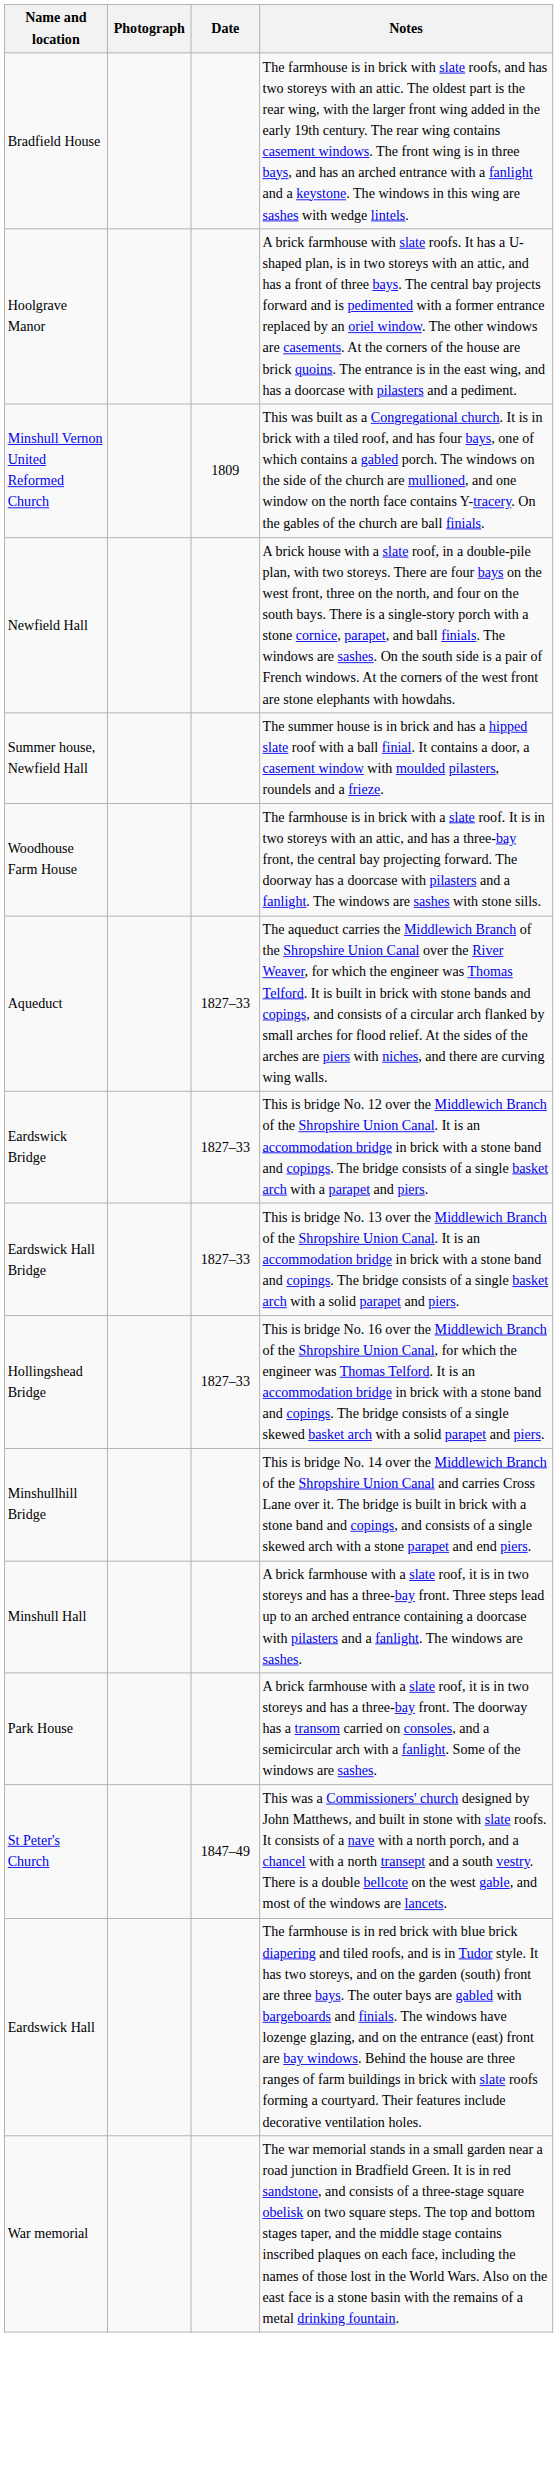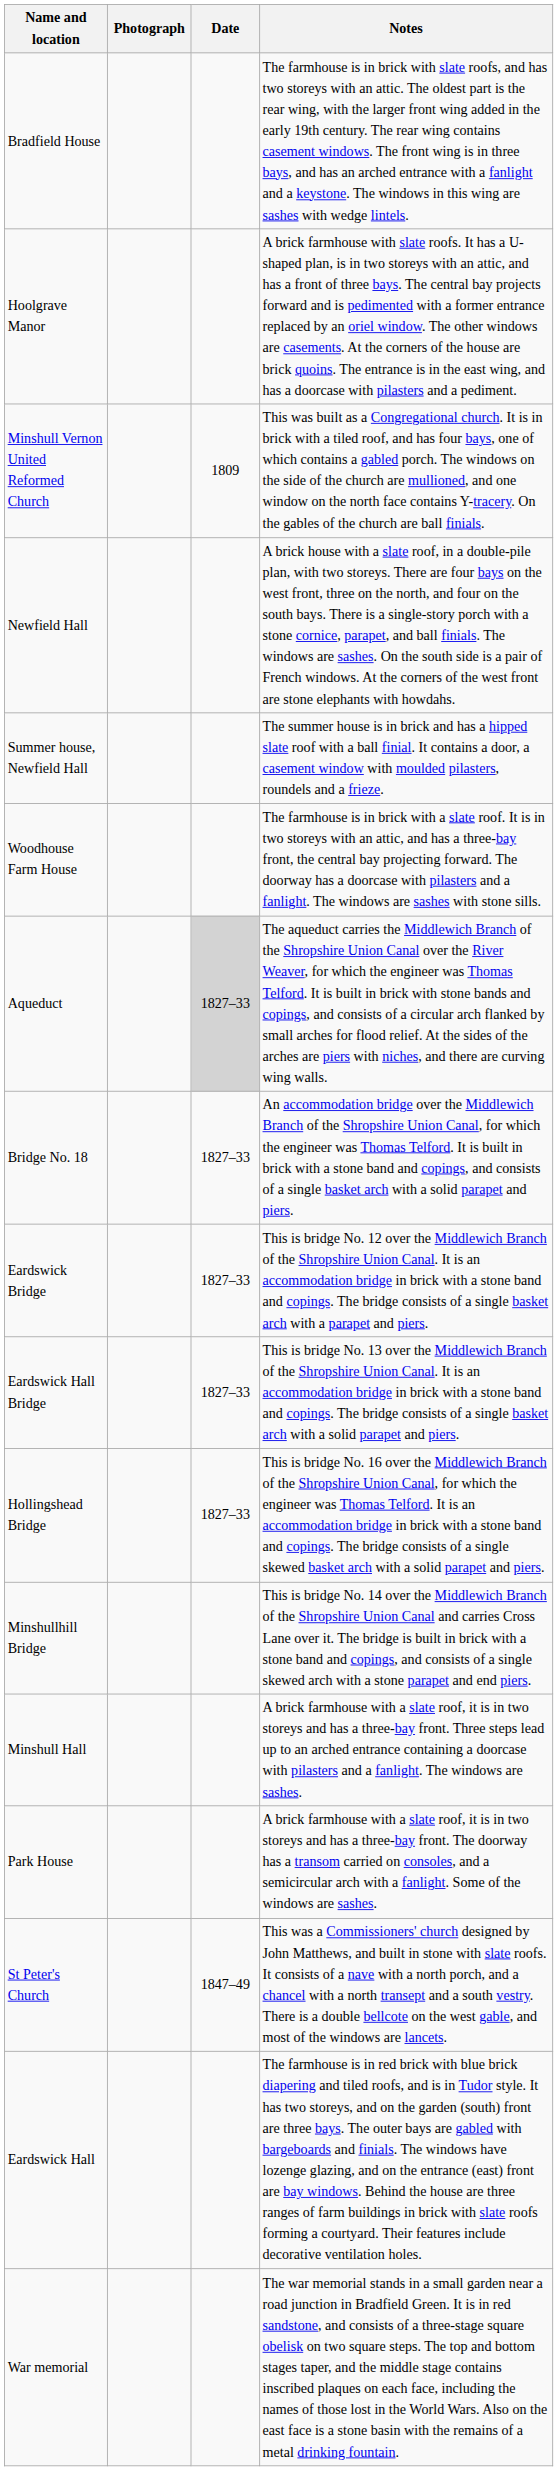(225, 1003) no background -> (225, 1003) lightgrey background
+ row: (48, 1157)
